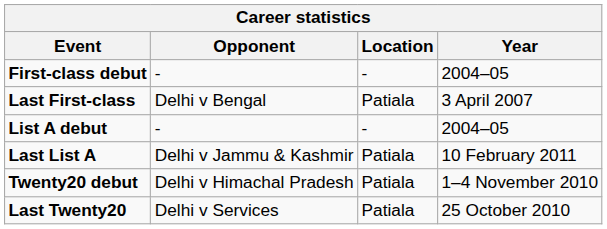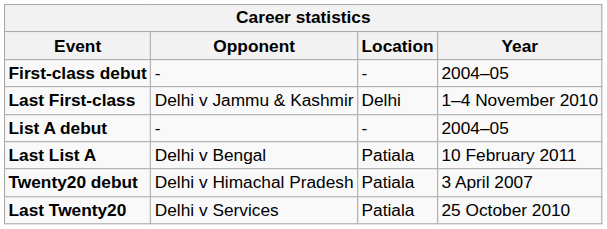(210, 100) Delhi v Bengal -> (254, 100) Delhi v Jammu & Kashmir
(388, 100) Patiala -> (381, 100) Delhi
(487, 100) 3 April 2007 -> (520, 100) 1–4 November 2010
(254, 155) Delhi v Jammu & Kashmir -> (210, 155) Delhi v Bengal
(520, 182) 1–4 November 2010 -> (487, 182) 3 April 2007
